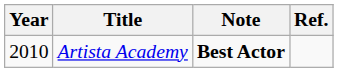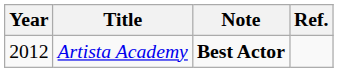(29, 51) 2010 -> (29, 51) 2012
